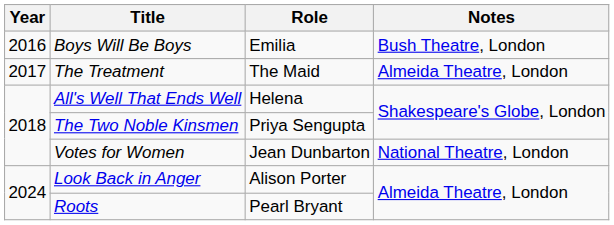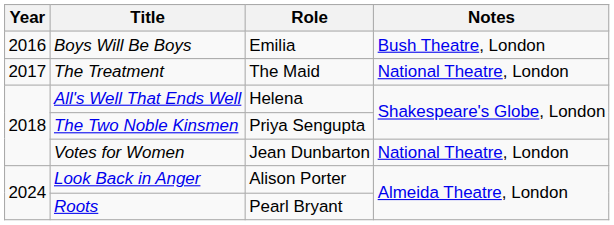(473, 71) Almeida Theatre, London -> (473, 71) National Theatre, London
